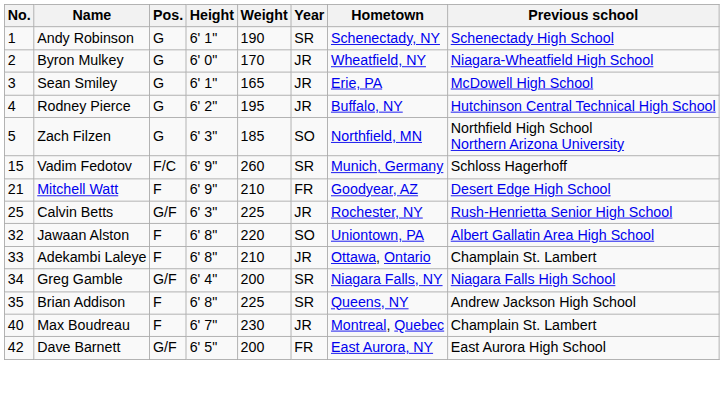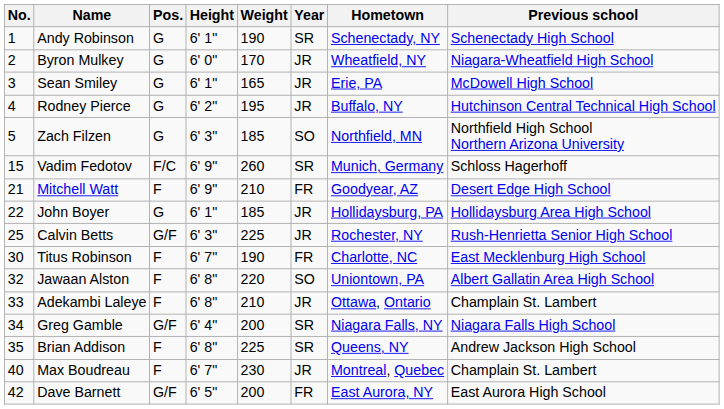+ row: (73, 212)
+ row: (84, 257)
